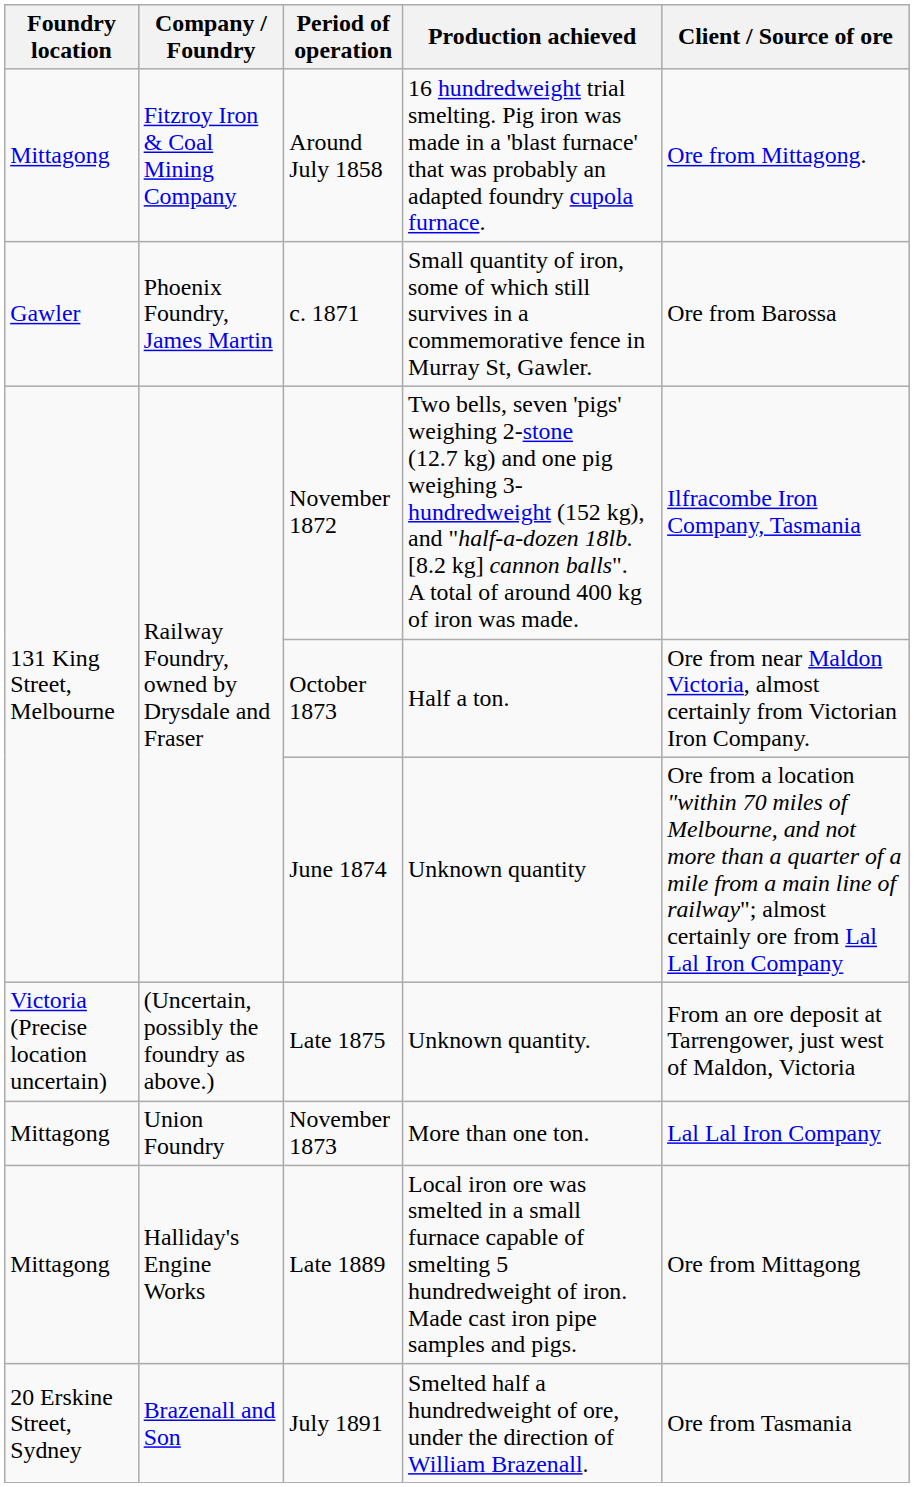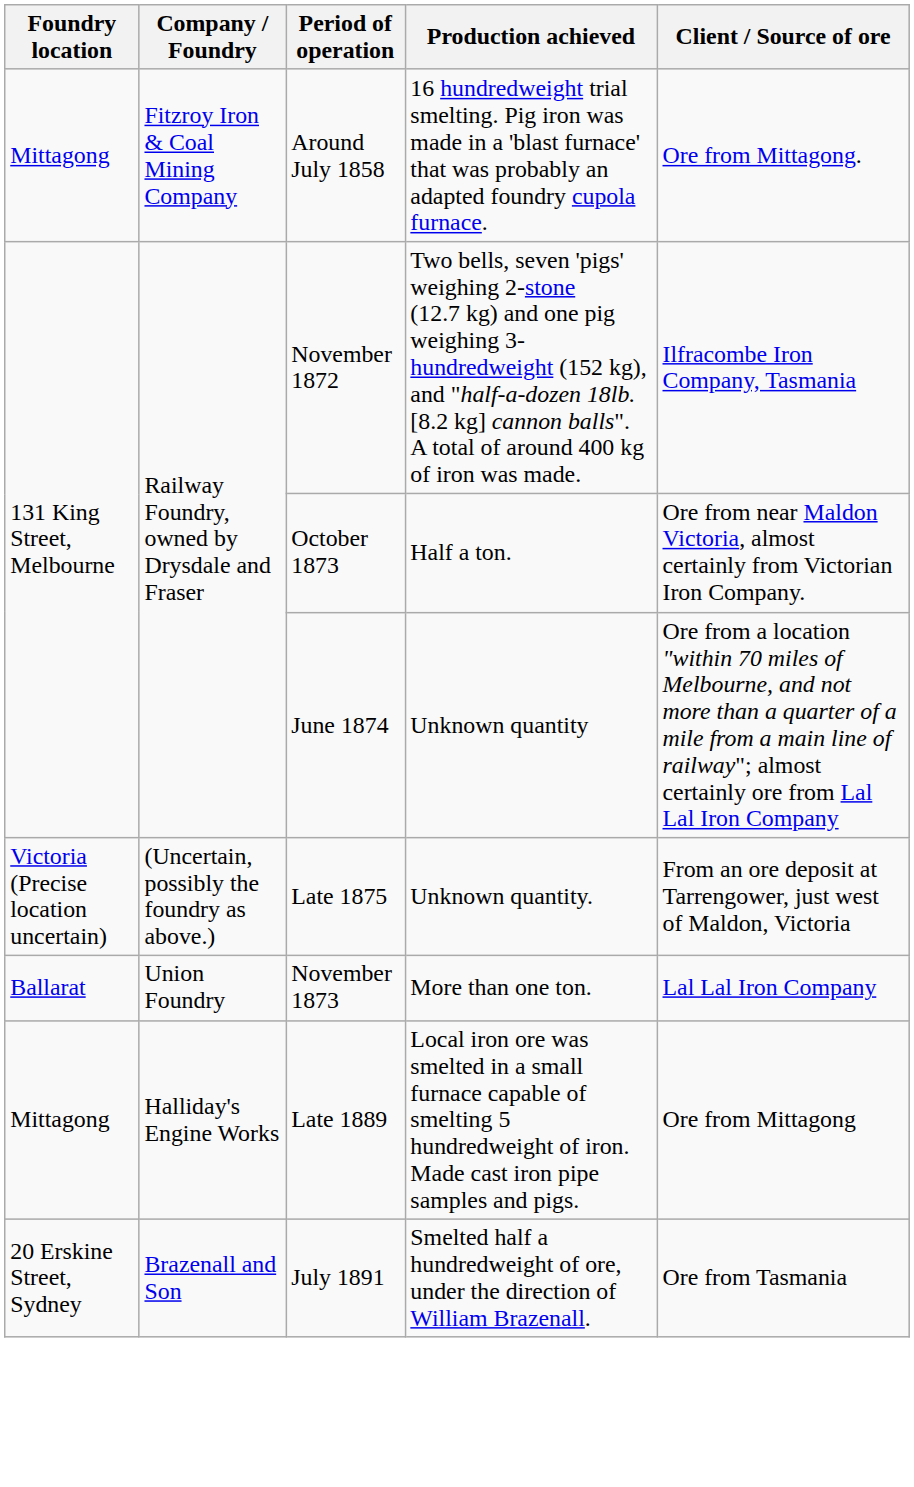- row: (324, 313)
(60, 1132) Mittagong -> (48, 987) Ballarat
